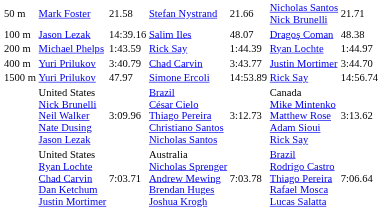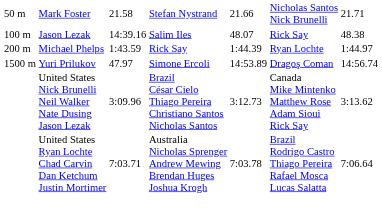(302, 34) Dragoş Coman -> (289, 34) Rick Say
- row: (176, 63)
(289, 78) Rick Say -> (302, 63) Dragoş Coman
